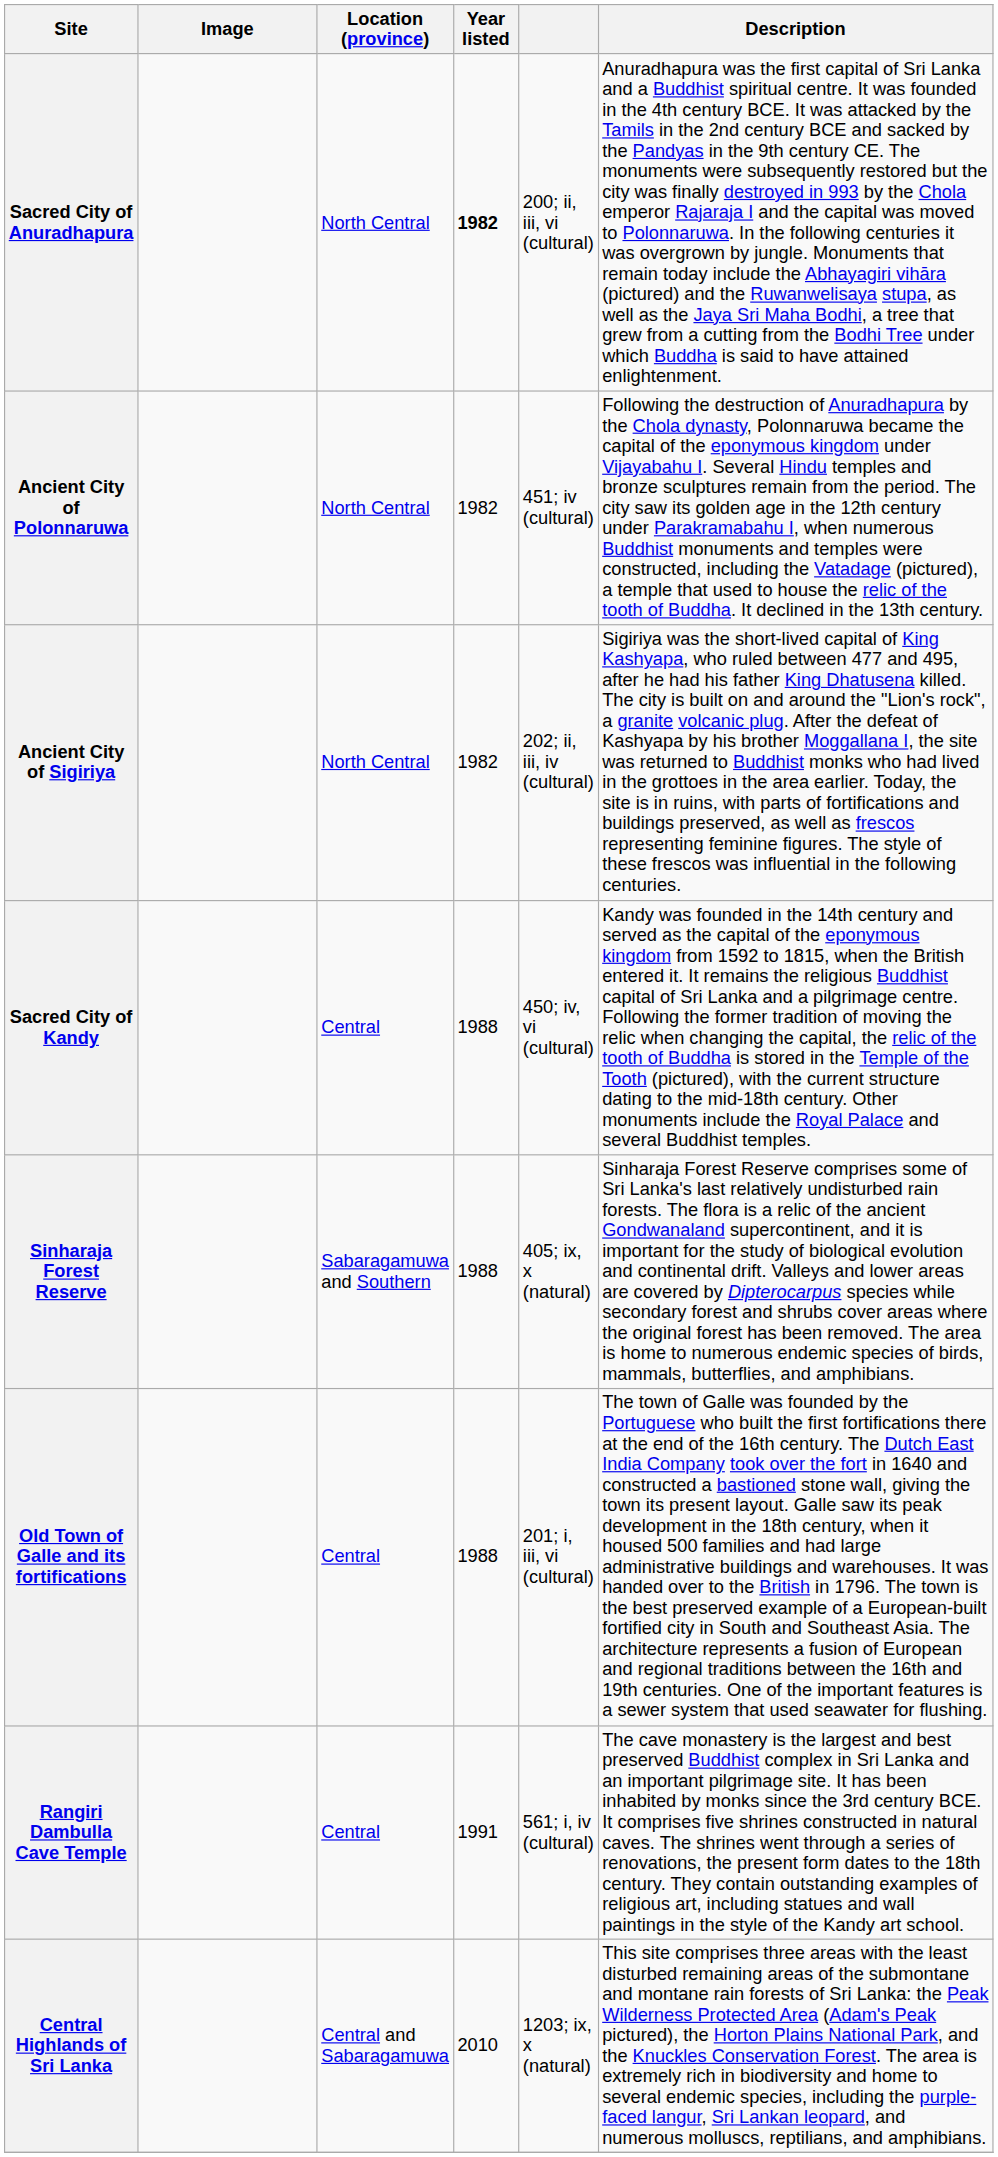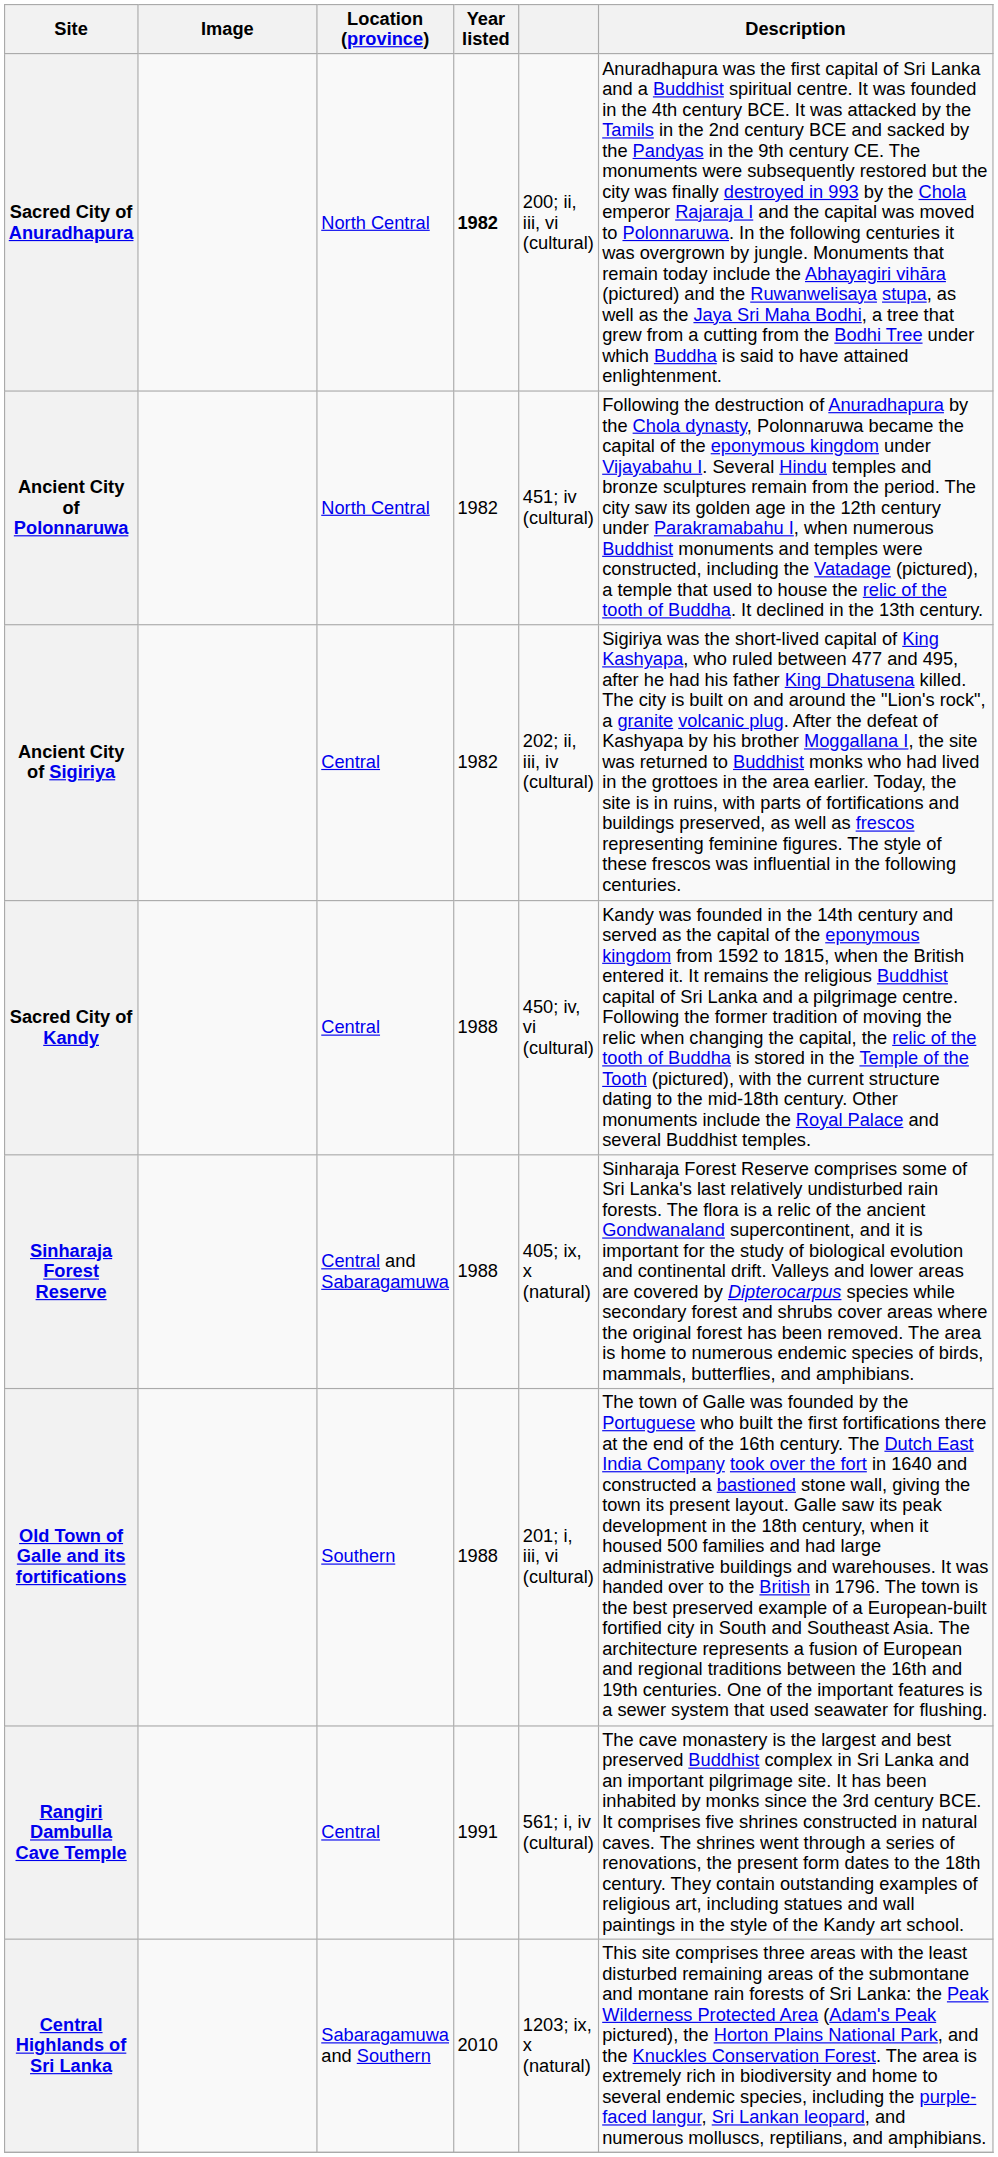(375, 762) North Central -> (351, 762) Central
(385, 1271) Sabaragamuwa and Southern -> (385, 1271) Central and Sabaragamuwa
(351, 1557) Central -> (358, 1557) Southern
(385, 2045) Central and Sabaragamuwa -> (385, 2045) Sabaragamuwa and Southern
